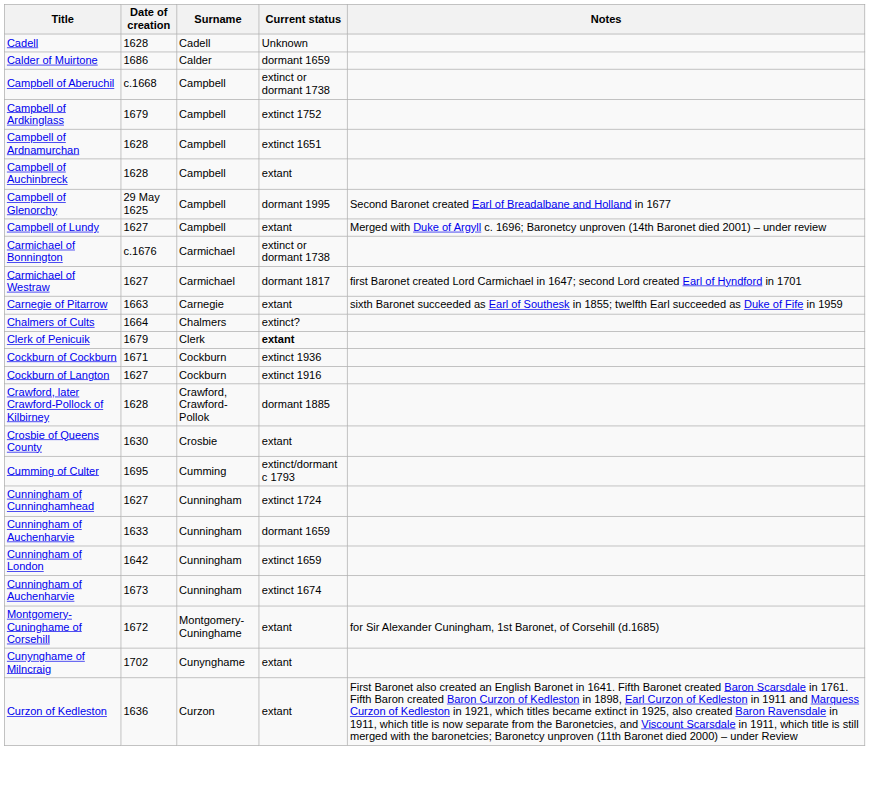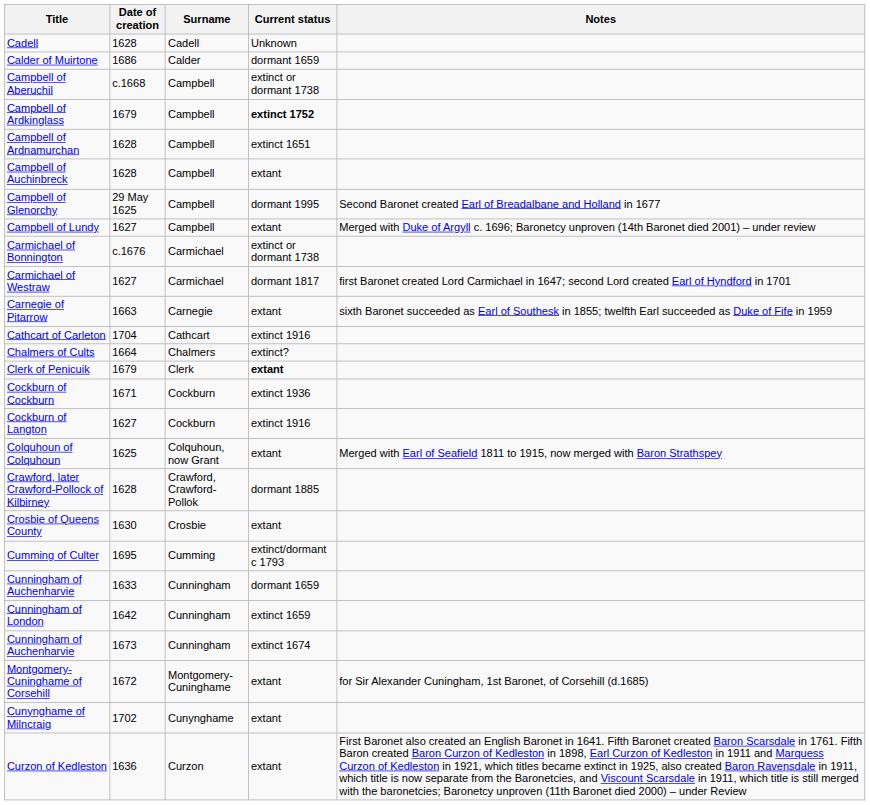(292, 114) normal -> (283, 114) bold
+ row: (56, 335)
+ row: (40, 453)
- row: (50, 501)
